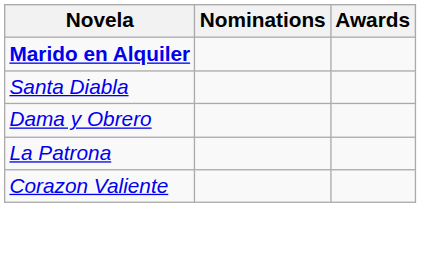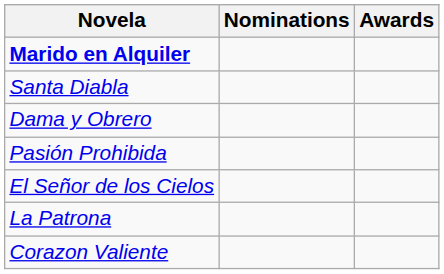+ row: (88, 152)
+ row: (112, 185)
